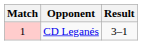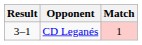columns swapped: (22, 13) <-> (119, 13)
